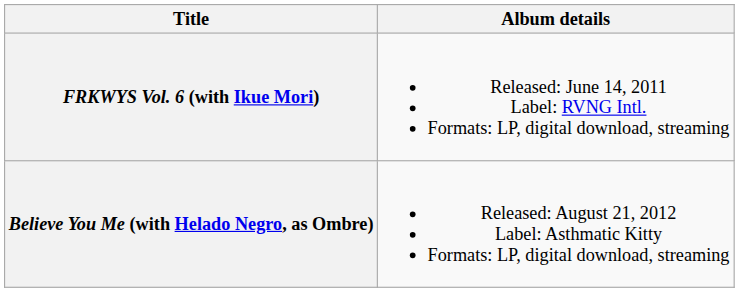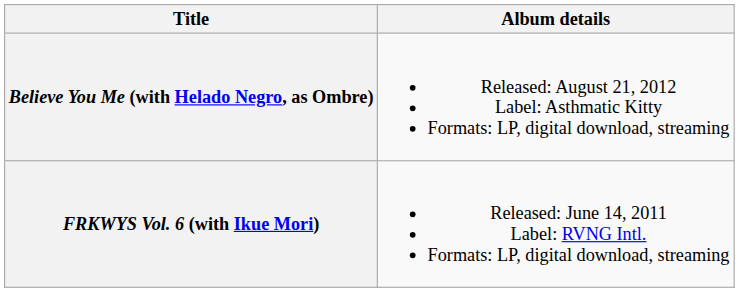rows swapped: (191, 96) <-> (191, 223)
